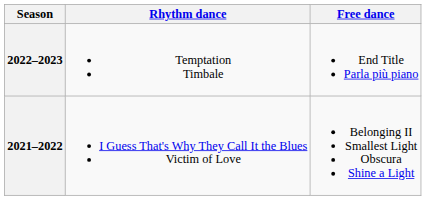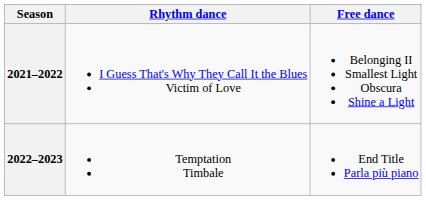rows swapped: (35, 59) <-> (35, 145)
